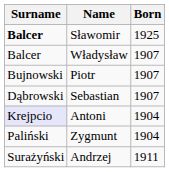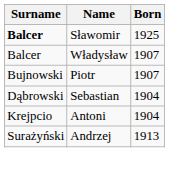(146, 95) 1907 -> (146, 95) 1904
(30, 116) lavender background -> (30, 116) no background
- row: (94, 136)
(146, 156) 1911 -> (146, 136) 1913
